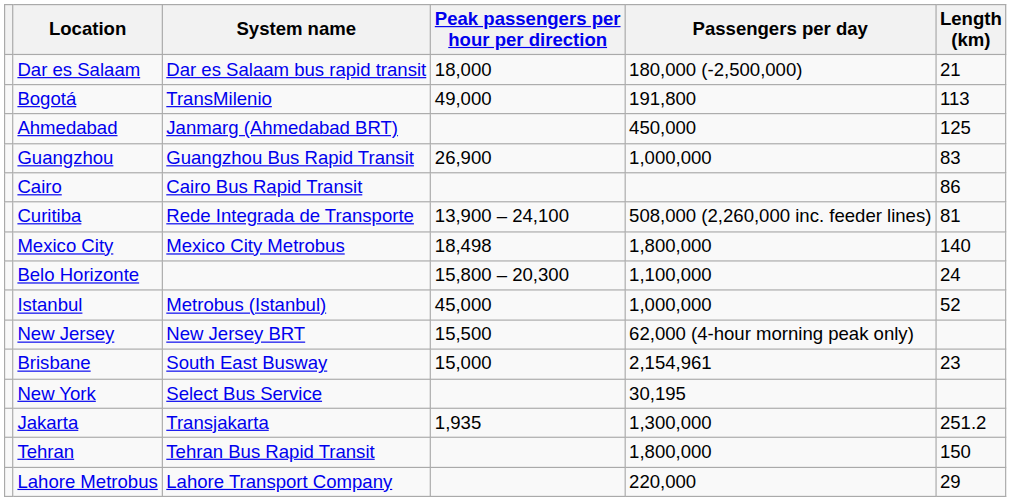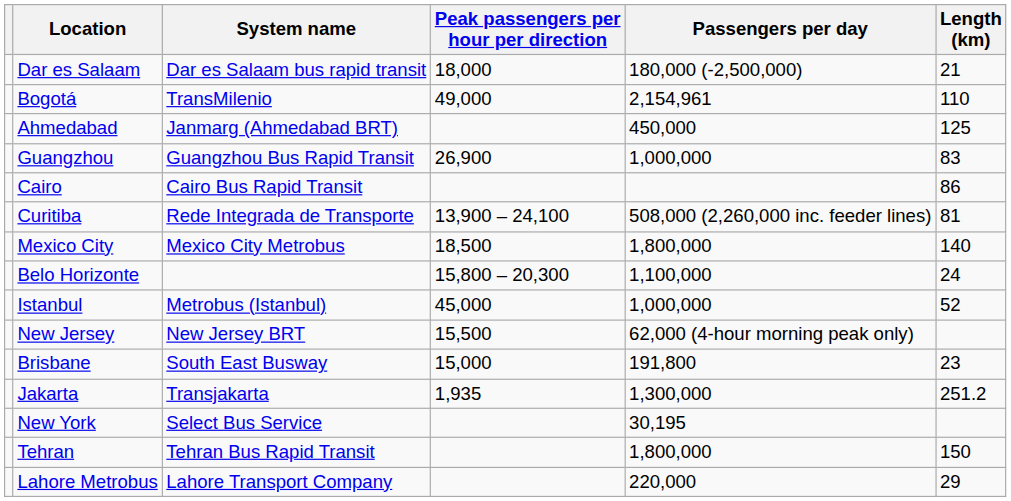(663, 98) 191,800 -> (670, 98) 2,154,961
(955, 98) 113 -> (955, 98) 110
(463, 246) 18,498 -> (463, 246) 18,500
(670, 363) 2,154,961 -> (663, 363) 191,800
rows swapped: (48, 422) <-> (57, 393)
